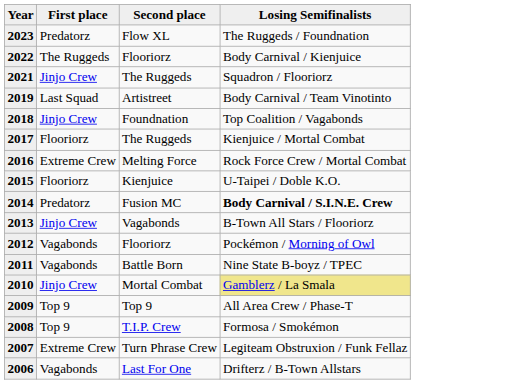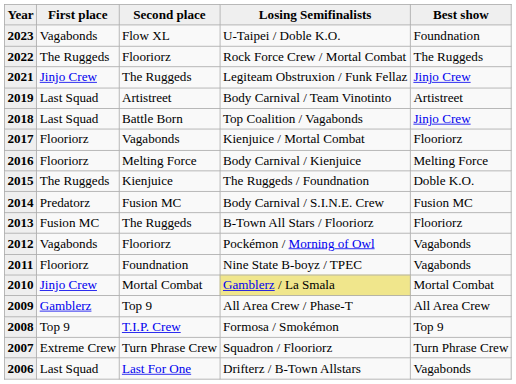+ column: (461, 14)
(65, 35) Predatorz -> (69, 35) Vagabonds
(296, 35) The Ruggeds / Foundnation -> (282, 35) U-Taipei / Doble K.O.
(292, 56) Body Carnival / Kienjuice -> (315, 56) Rock Force Crew / Mortal Combat
(278, 77) Squadron / Flooriorz -> (315, 77) Legiteam Obstruxion / Funk Fellaz
(68, 118) Jinjo Crew -> (69, 118) Last Squad
(155, 118) Foundnation -> (152, 118) Battle Born
(157, 139) The Ruggeds -> (151, 139) Vagabonds
(78, 160) Extreme Crew -> (64, 160) Flooriorz
(315, 160) Rock Force Crew / Mortal Combat -> (292, 160) Body Carnival / Kienjuice
(64, 181) Flooriorz -> (75, 181) The Ruggeds
(282, 181) U-Taipei / Doble K.O. -> (296, 181) The Ruggeds / Foundnation
(308, 202) bold -> (303, 202) normal
(68, 222) Jinjo Crew -> (69, 222) Fusion MC
(151, 222) Vagabonds -> (157, 222) The Ruggeds
(69, 264) Vagabonds -> (64, 264) Flooriorz
(152, 264) Battle Born -> (155, 264) Foundnation
(55, 306) Top 9 -> (66, 306) Gamblerz
(315, 347) Legiteam Obstruxion / Funk Fellaz -> (278, 347) Squadron / Flooriorz
(69, 368) Vagabonds -> (69, 368) Last Squad
